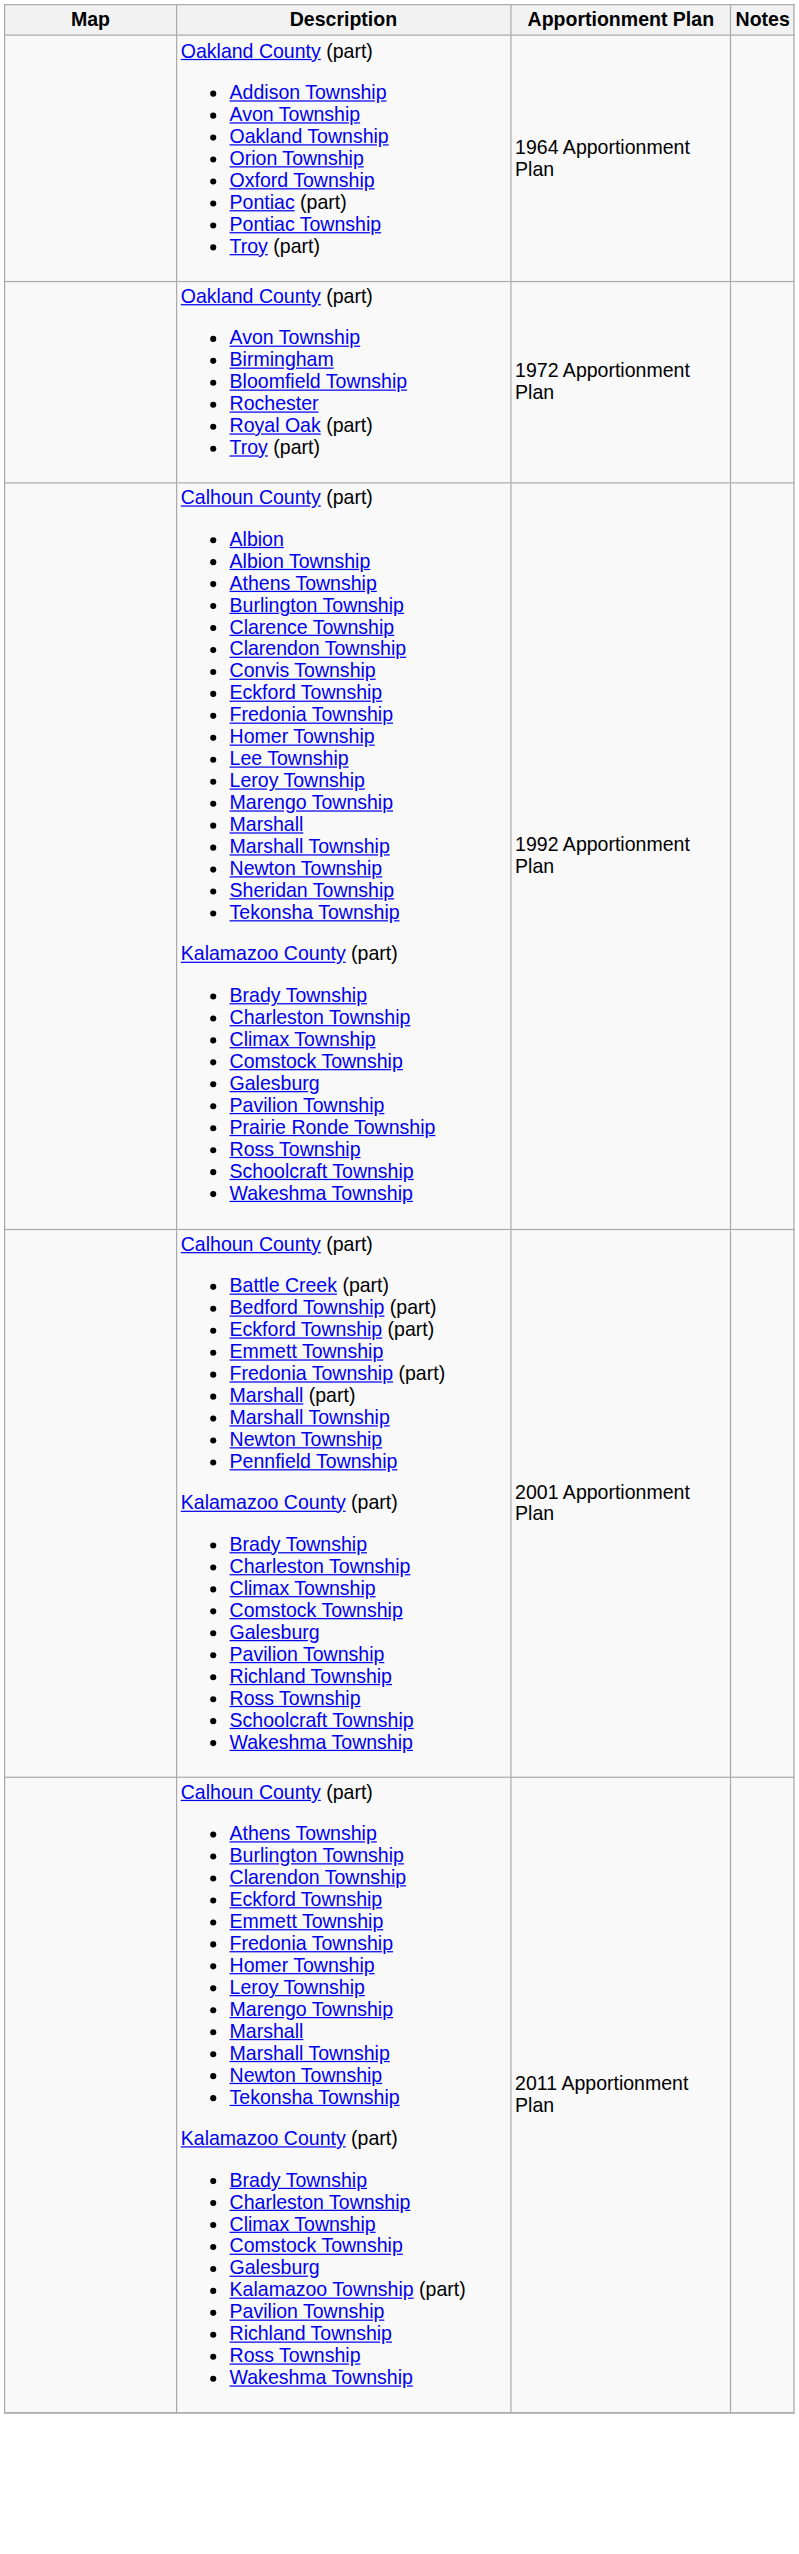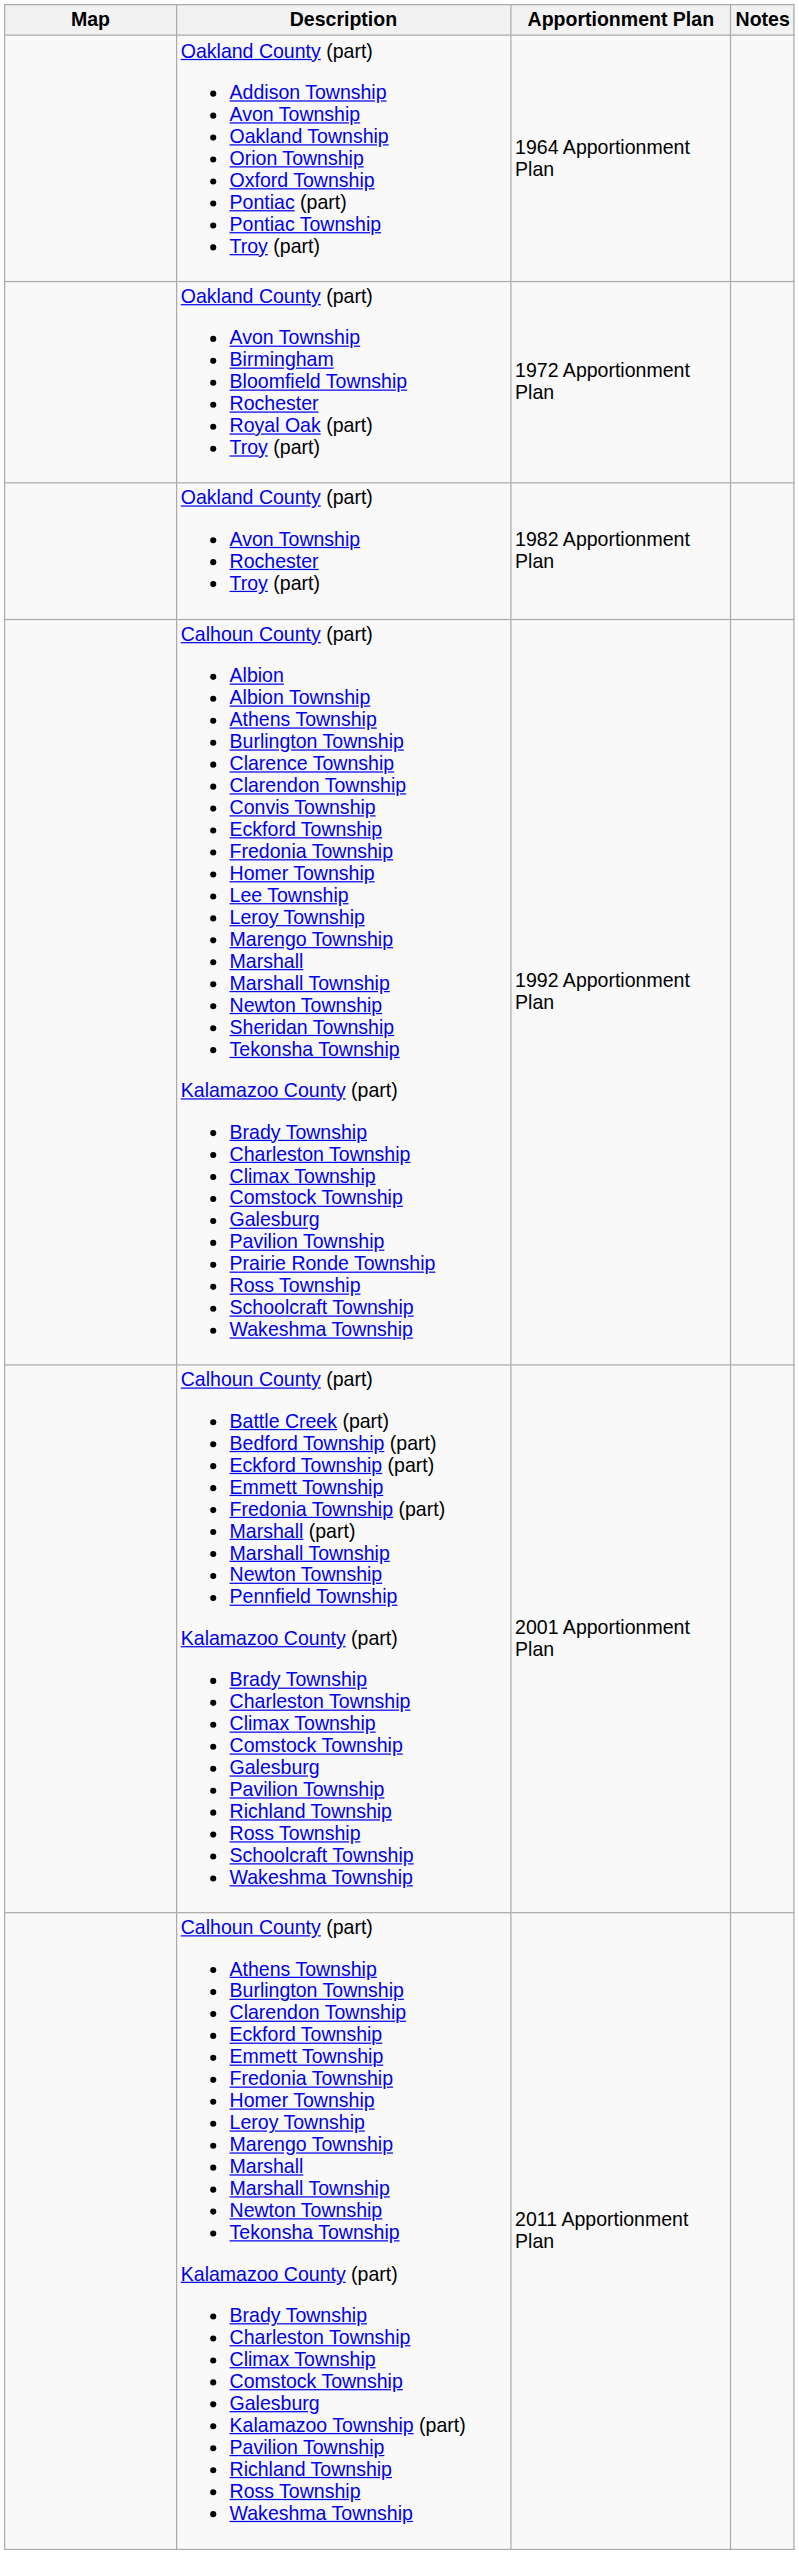+ row: (343, 541)
